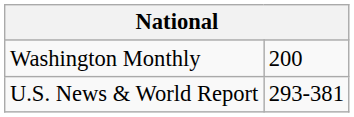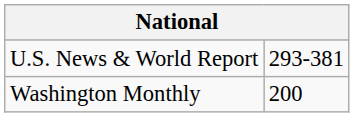rows swapped: (134, 93) <-> (105, 58)
